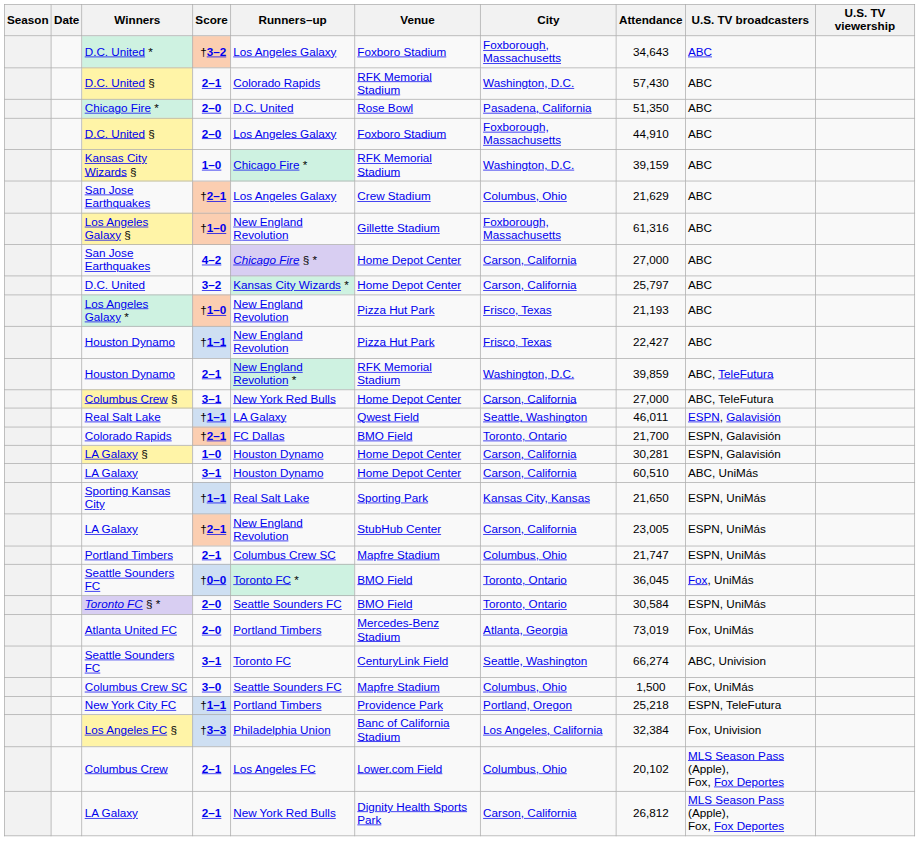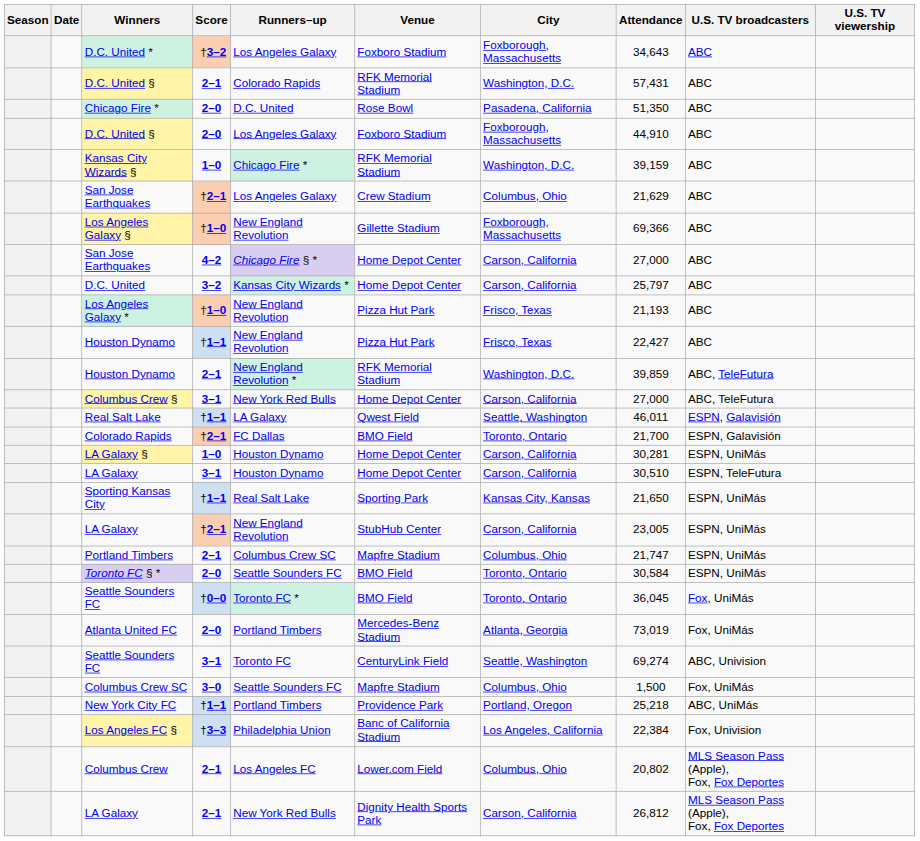(651, 83) 57,430 -> (651, 83) 57,431
(651, 228) 61,316 -> (651, 228) 69,366
(734, 454) ESPN, Galavisión -> (727, 454) ESPN, UniMás
(651, 473) 60,510 -> (651, 473) 30,510
(723, 473) ABC, UniMás -> (735, 473) ESPN, TeleFutura
rows swapped: (130, 580) <-> (122, 605)
(651, 662) 66,274 -> (651, 662) 69,274
(735, 705) ESPN, TeleFutura -> (723, 705) ABC, UniMás
(651, 730) 32,384 -> (651, 730) 22,384
(651, 768) 20,102 -> (651, 768) 20,802
